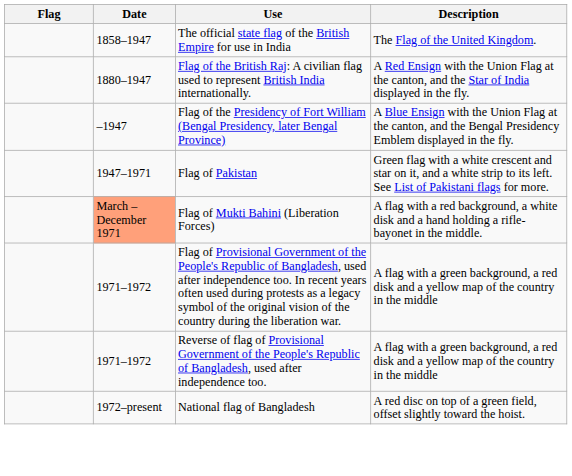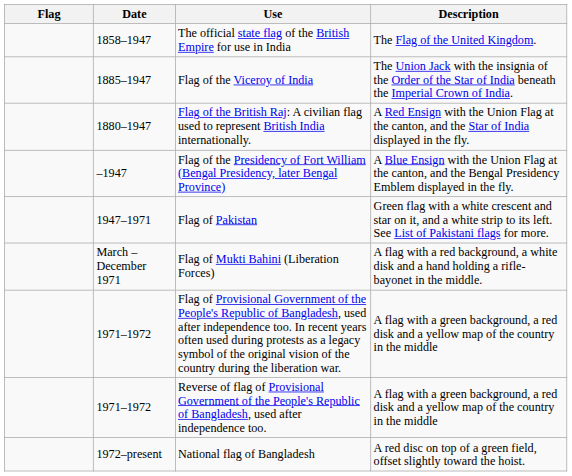+ row: (246, 80)
(121, 220) lightsalmon background -> (121, 266) no background
